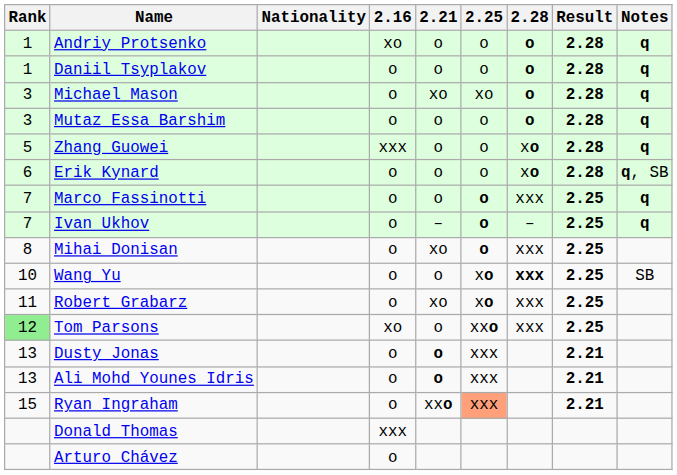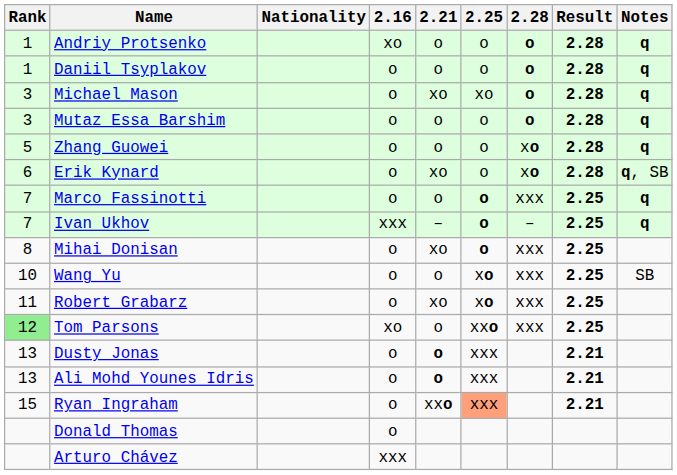(393, 147) xxx -> (393, 147) o
(438, 173) o -> (438, 173) xo
(393, 224) o -> (393, 224) xxx
(530, 276) bold -> (530, 276) normal
(393, 431) xxx -> (393, 431) o
(393, 457) o -> (393, 457) xxx
